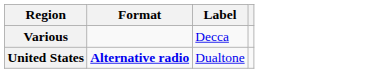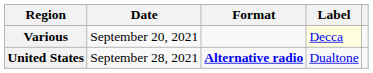+ column: (144, 15)
(212, 36) no background -> (326, 36) lightyellow background
